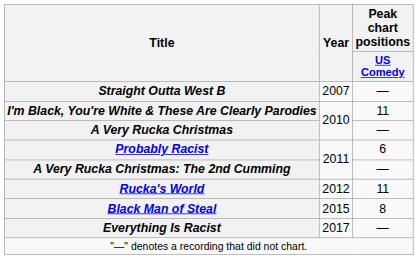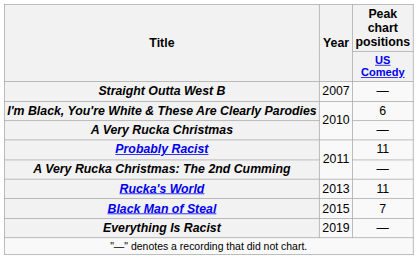(383, 110) 11 -> (383, 110) 6
(383, 149) 6 -> (383, 149) 11
(336, 189) 2012 -> (336, 189) 2013
(383, 208) 8 -> (383, 208) 7
(336, 228) 2017 -> (336, 228) 2019
